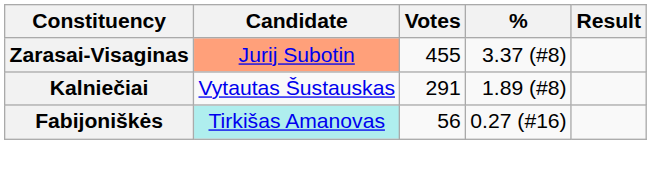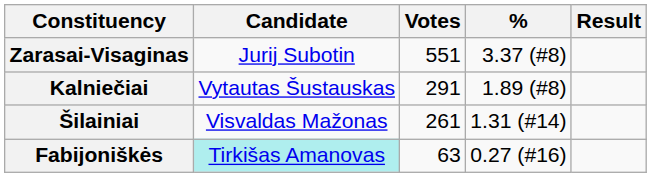(297, 54) lightsalmon background -> (297, 54) no background
(443, 54) 455 -> (443, 54) 551
+ row: (99, 121)
(449, 121) 56 -> (449, 155) 63
